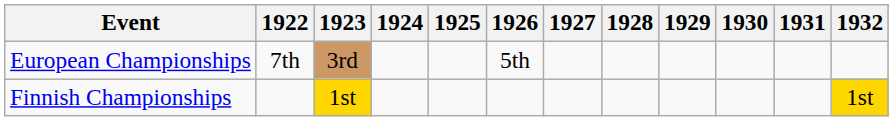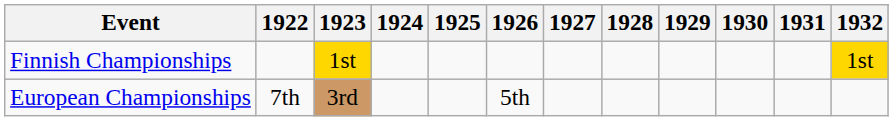rows swapped: (130, 60) <-> (121, 97)
